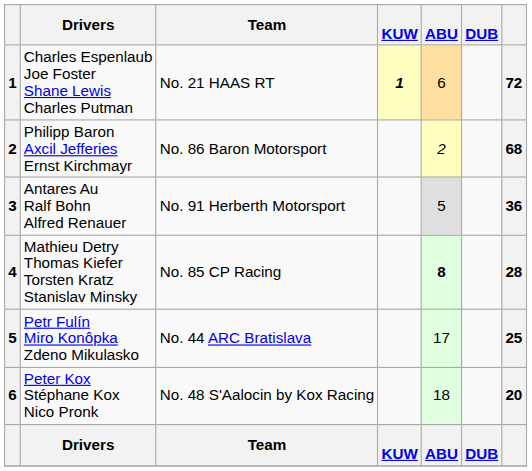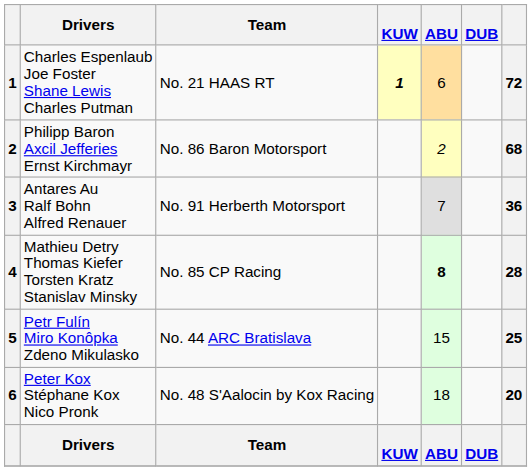(441, 206) 5 -> (441, 206) 7
(441, 338) 17 -> (441, 338) 15
